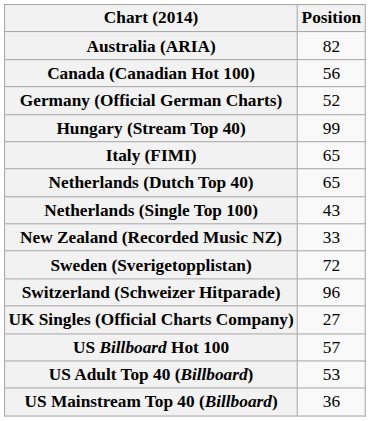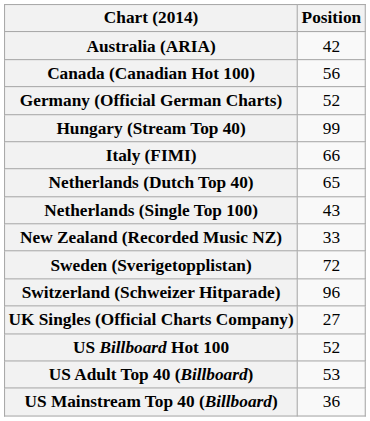(331, 45) 82 -> (331, 45) 42
(331, 155) 65 -> (331, 155) 66
(331, 347) 57 -> (331, 347) 52
